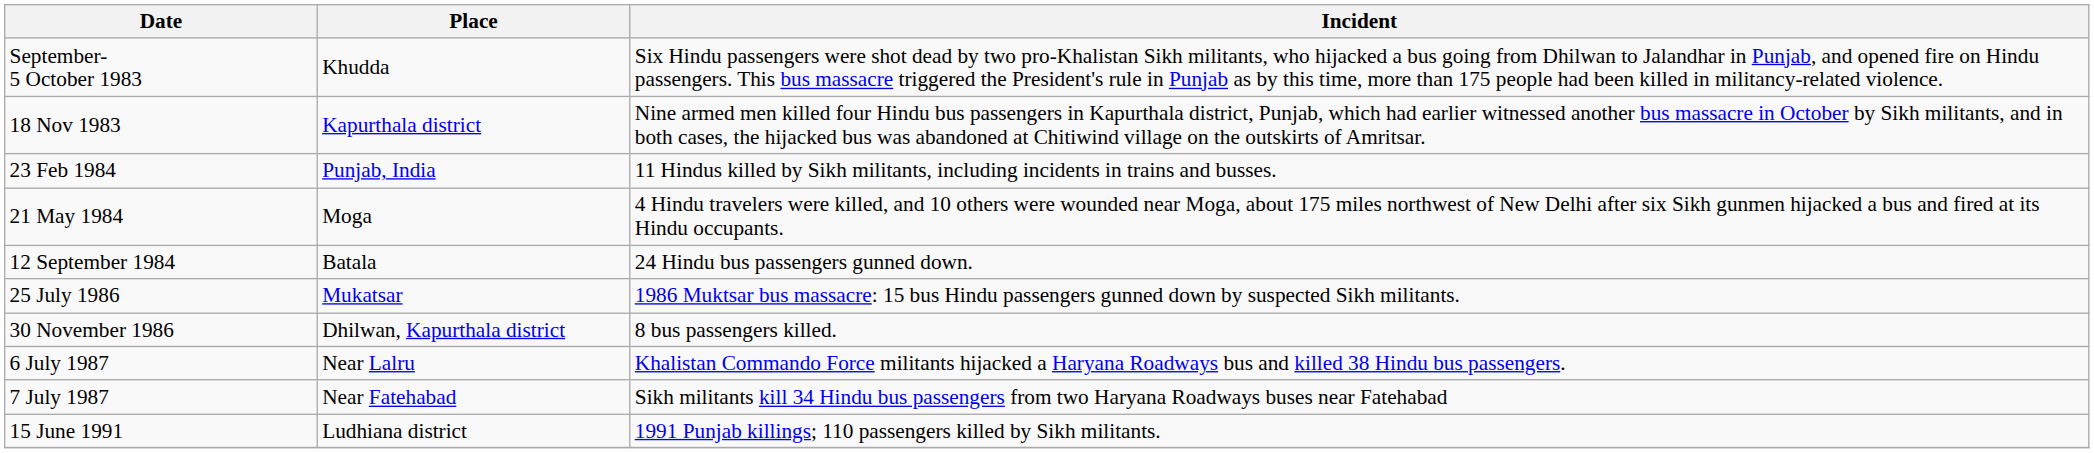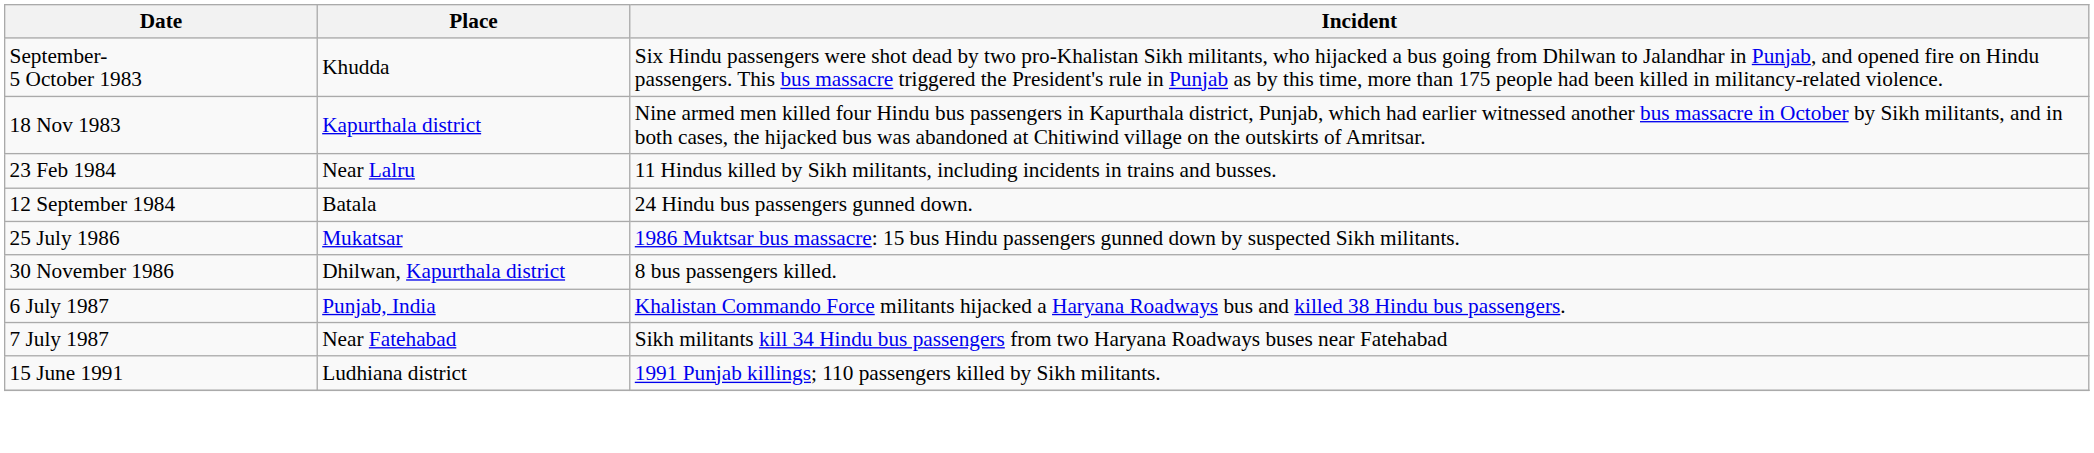(379, 170) Punjab, India -> (369, 170) Near Lalru
- row: (66, 216)
(369, 363) Near Lalru -> (379, 305) Punjab, India
